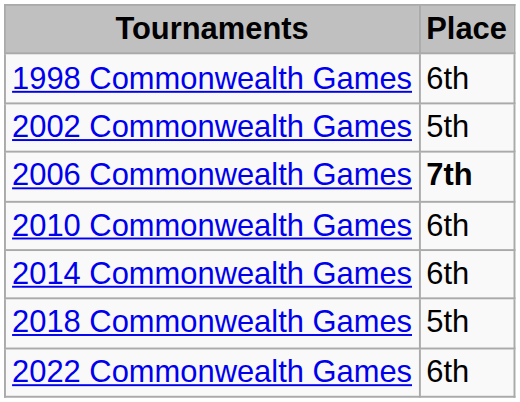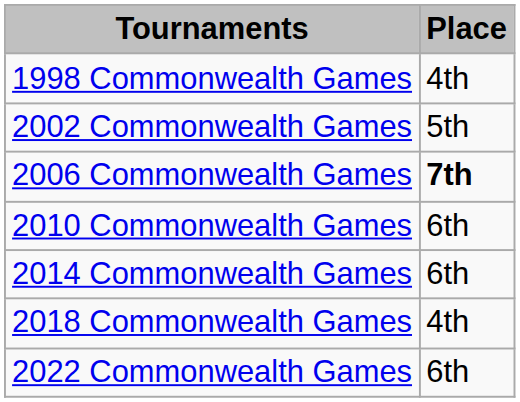(448, 77) 6th -> (448, 77) 4th
(448, 322) 5th -> (448, 322) 4th
